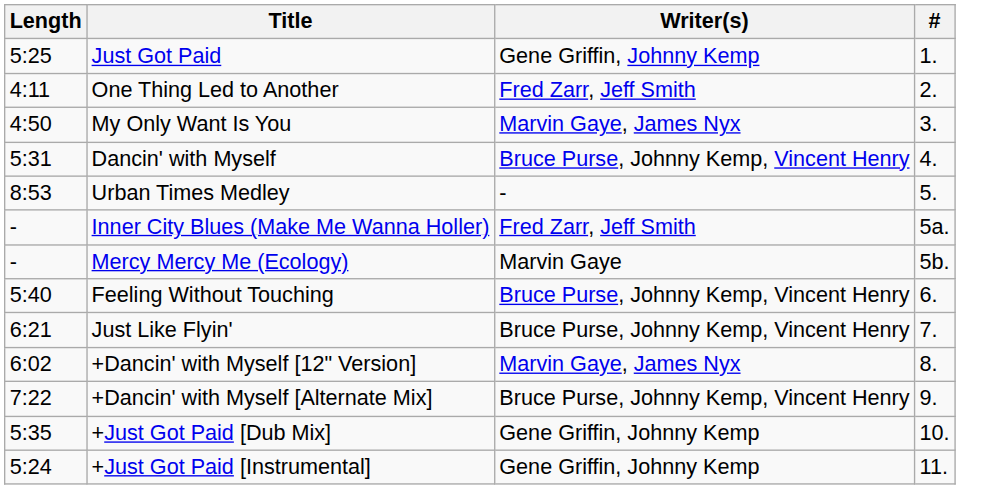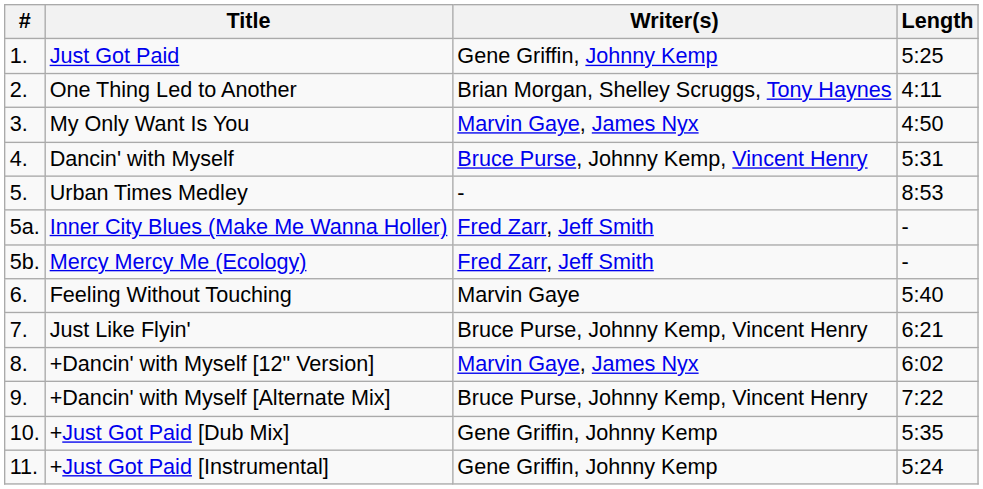columns swapped: (935, 21) <-> (46, 21)
(598, 90) Fred Zarr, Jeff Smith -> (674, 90) Brian Morgan, Shelley Scruggs, Tony Haynes
(561, 261) Marvin Gaye -> (556, 261) Fred Zarr, Jeff Smith
(704, 295) Bruce Purse, Johnny Kemp, Vincent Henry -> (519, 295) Marvin Gaye
